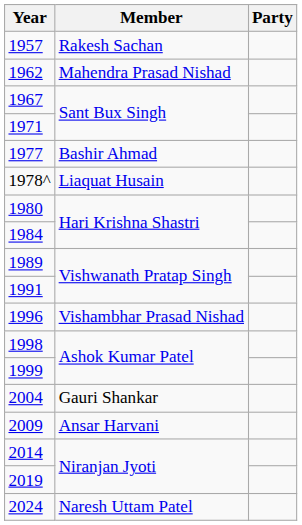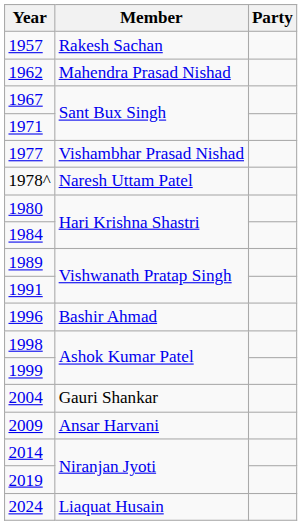(108, 153) Bashir Ahmad -> (151, 153) Vishambhar Prasad Nishad
(111, 180) Liaquat Husain -> (126, 180) Naresh Uttam Patel
(151, 316) Vishambhar Prasad Nishad -> (108, 316) Bashir Ahmad
(126, 506) Naresh Uttam Patel -> (111, 506) Liaquat Husain
